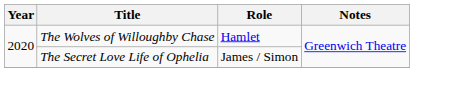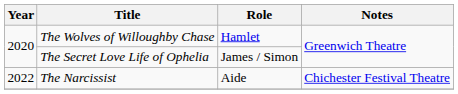+ row: (78, 78)
